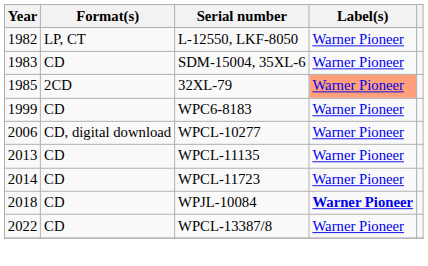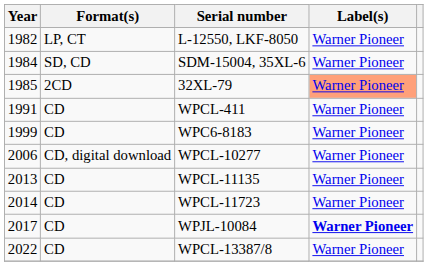(23, 62) 1983 -> (23, 62) 1984
(54, 62) CD -> (67, 62) SD, CD
+ row: (212, 109)
(23, 202) 2018 -> (23, 226) 2017
